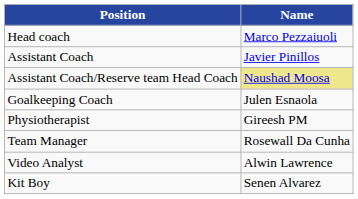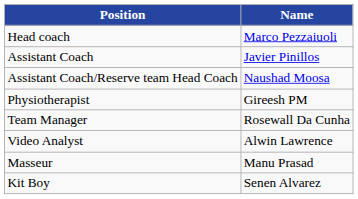(287, 78) khaki background -> (287, 78) no background
- row: (60, 99)
+ row: (30, 162)
